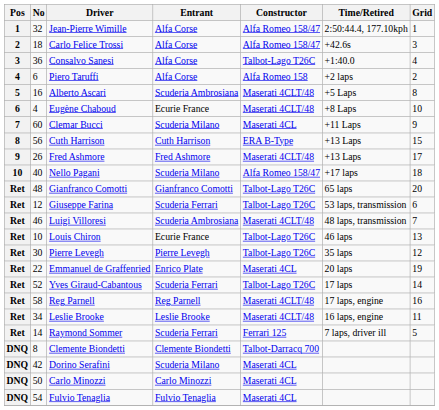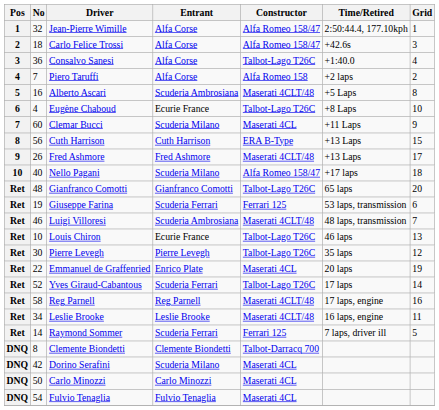(35, 76) 6 -> (35, 76) 7
(278, 108) Maserati 4CLT/48 -> (279, 108) Talbot-Lago T26C
(38, 205) 12 -> (38, 205) 19
(279, 205) Talbot-Lago T26C -> (265, 205) Ferrari 125
